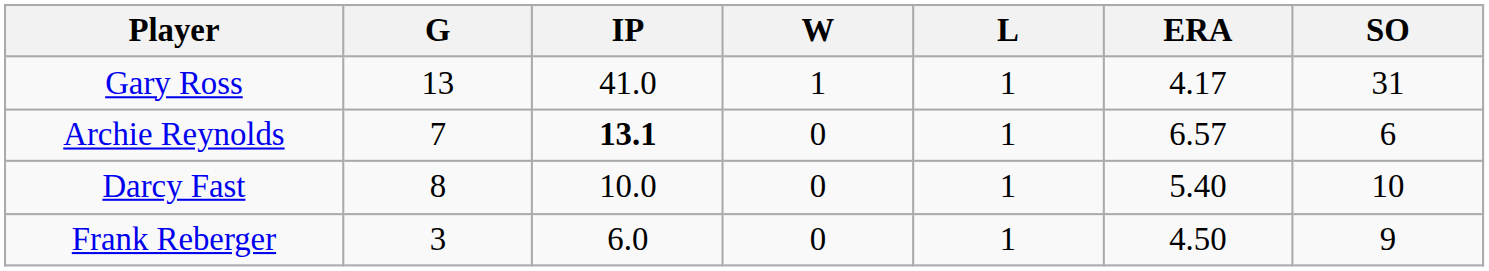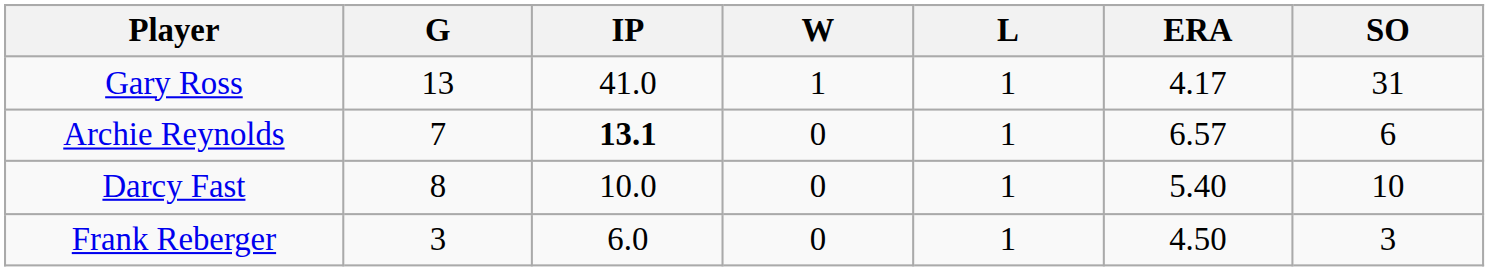(1388, 238) 9 -> (1388, 238) 3
